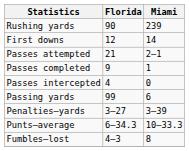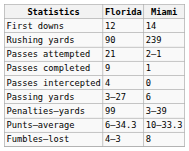rows swapped: (35, 40) <-> (40, 26)
(110, 97) 99 -> (115, 97) 3–27
(115, 111) 3–27 -> (110, 111) 99
